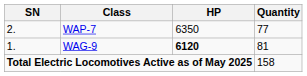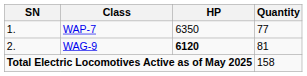(11, 29) 2. -> (11, 29) 1.
(11, 46) 1. -> (11, 46) 2.
